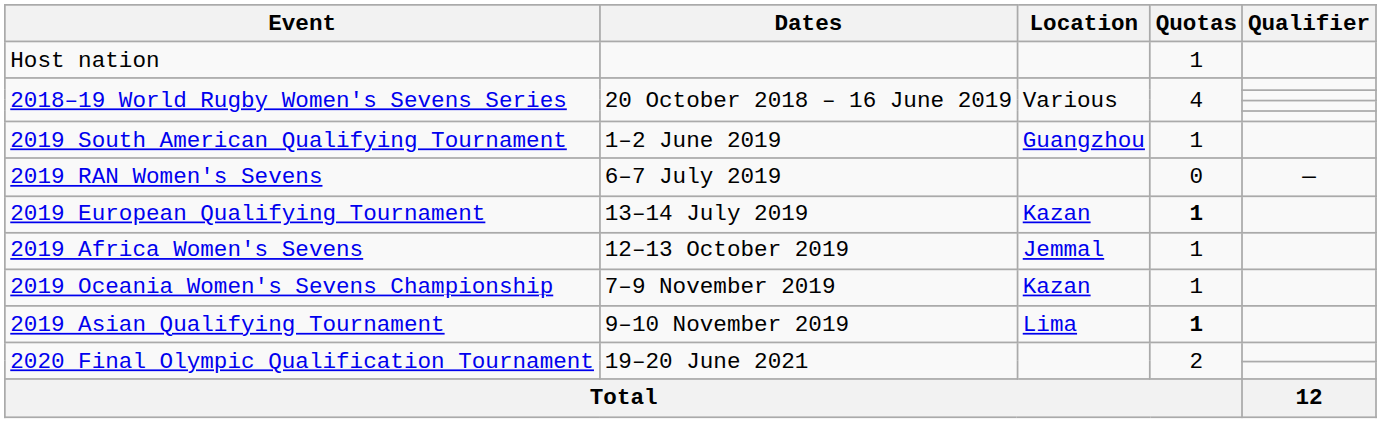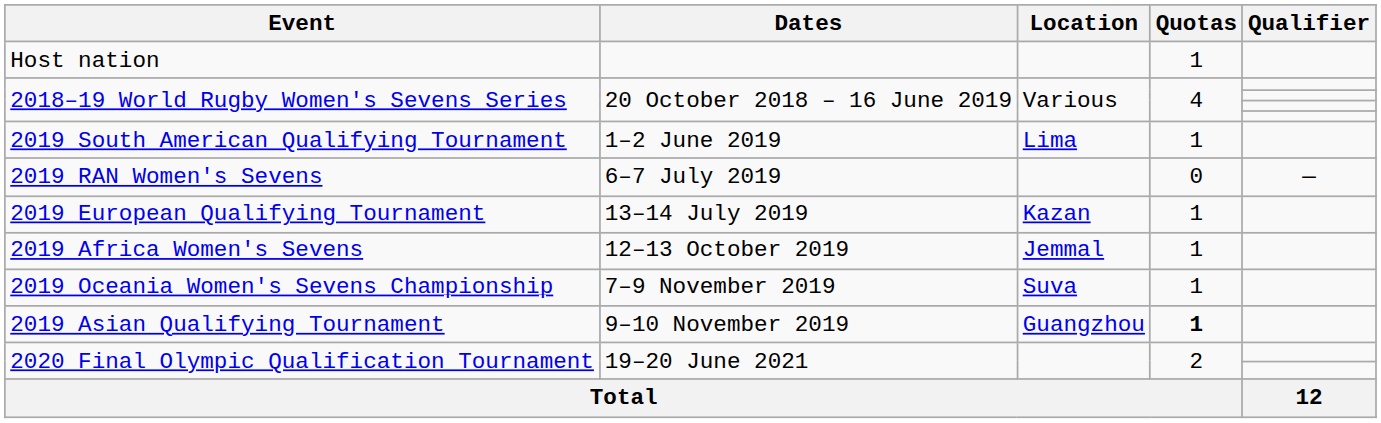(1084, 140) Guangzhou -> (1050, 140) Lima
(1196, 214) bold -> (1196, 214) normal
(1057, 288) Kazan -> (1050, 288) Suva
(1050, 324) Lima -> (1084, 324) Guangzhou
